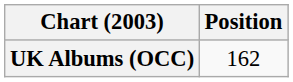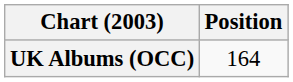(243, 58) 162 -> (243, 58) 164
